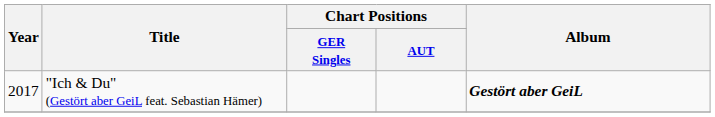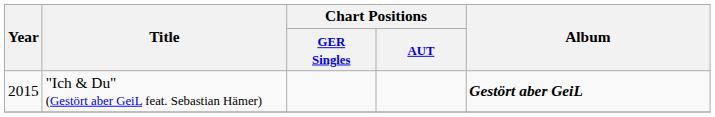(23, 91) 2017 -> (23, 91) 2015
